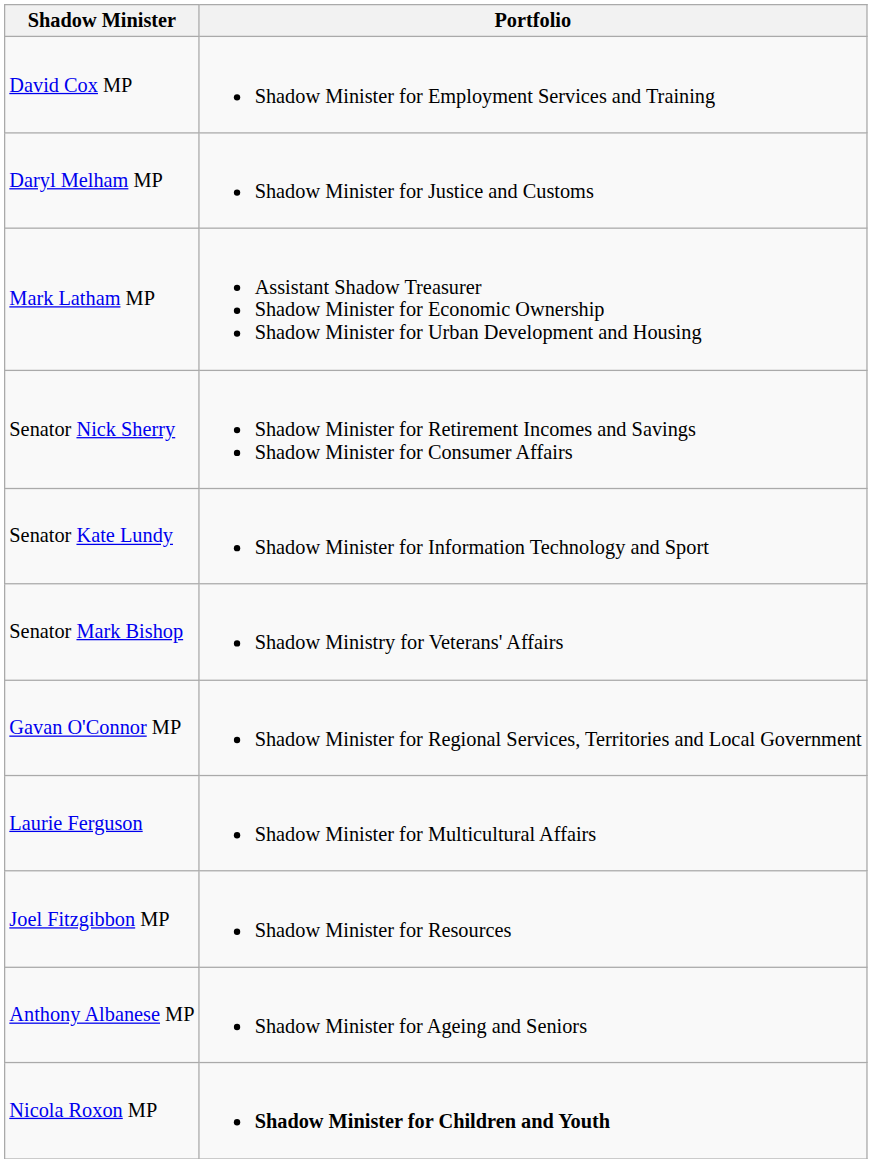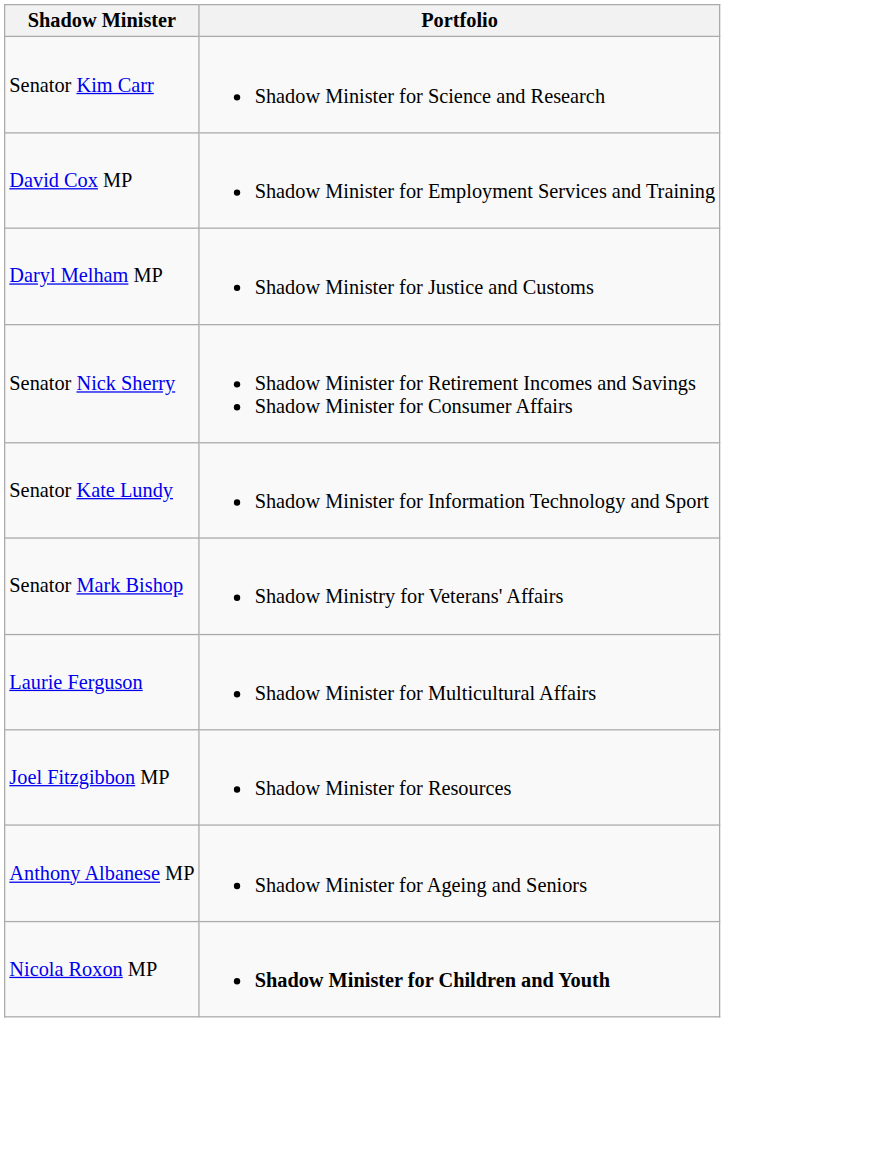+ row: (82, 84)
- row: (82, 298)
- row: (95, 727)
